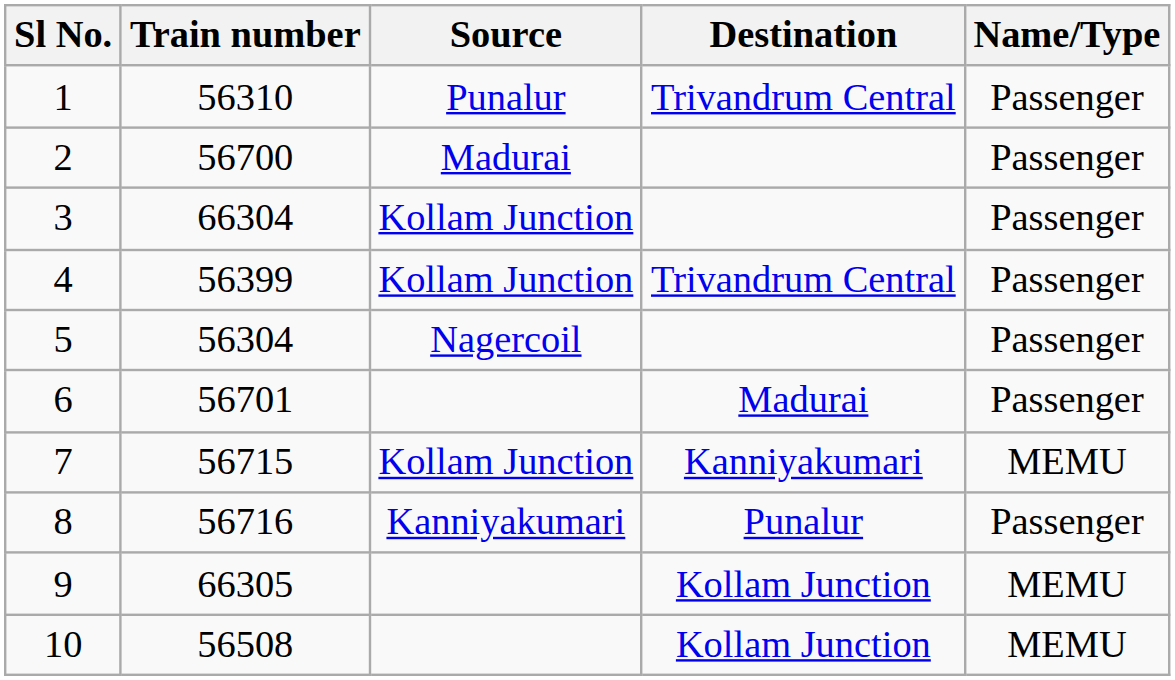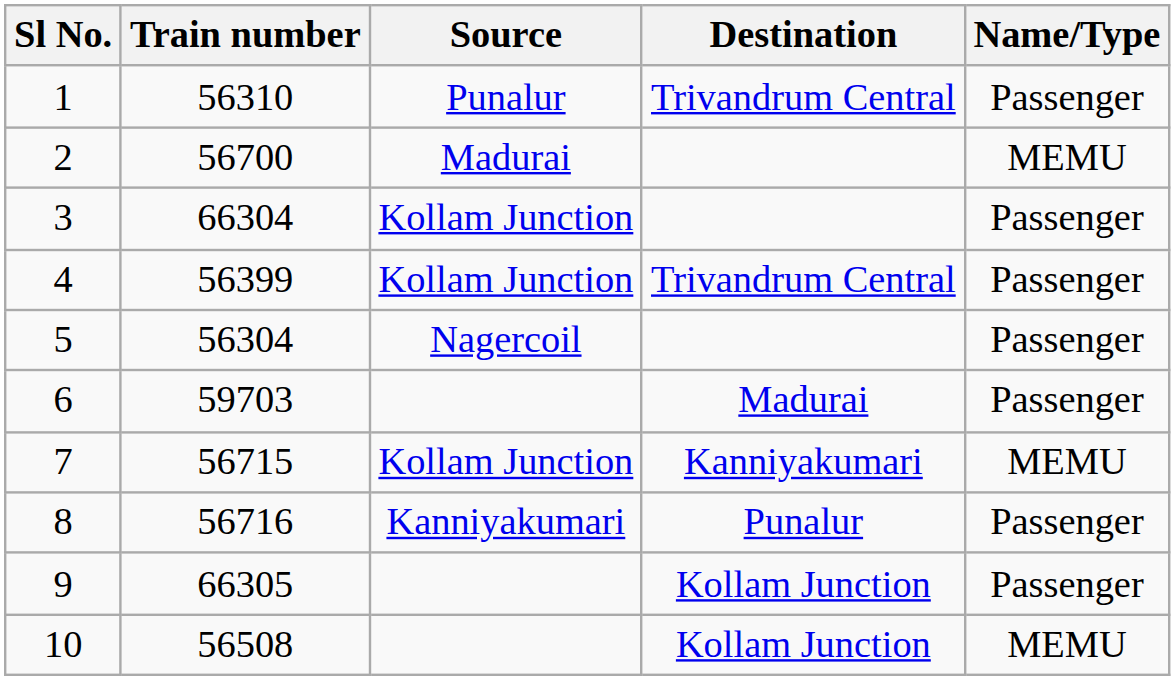(1067, 156) Passenger -> (1067, 156) MEMU
(245, 400) 56701 -> (245, 400) 59703
(1067, 583) MEMU -> (1067, 583) Passenger
